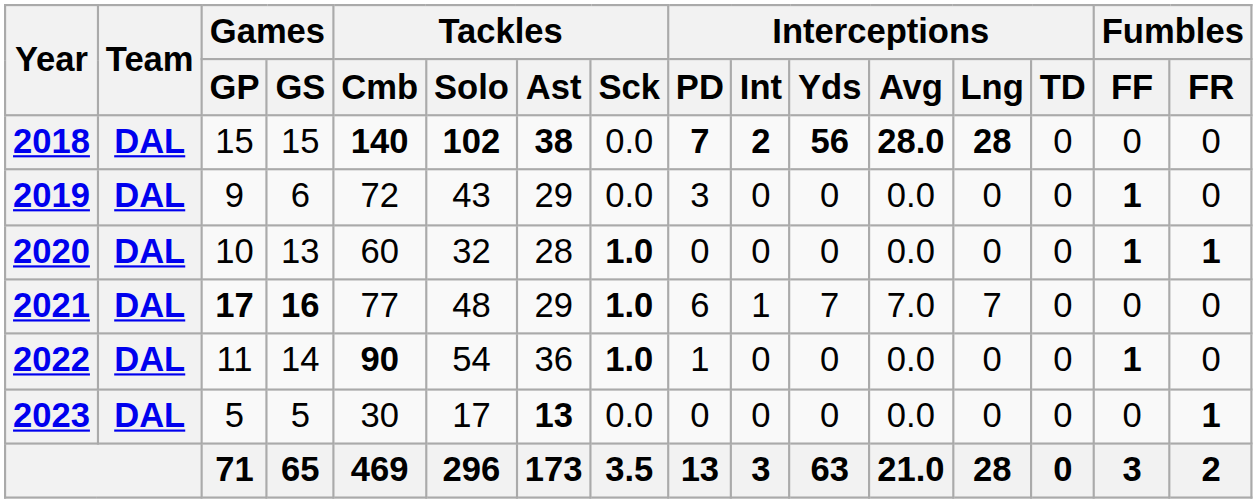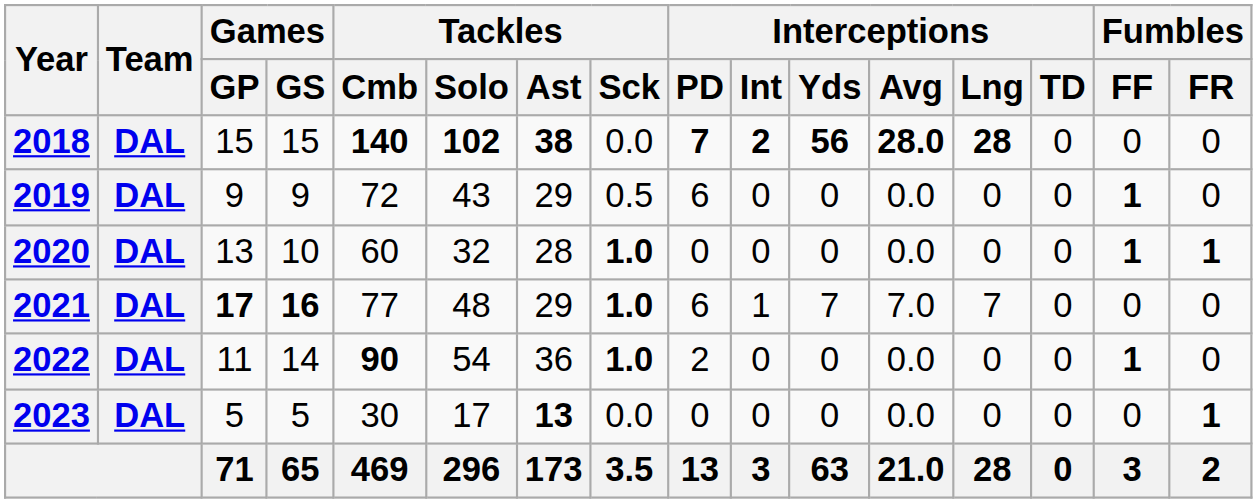(300, 196) 6 -> (300, 196) 9
(629, 196) 0.0 -> (629, 196) 0.5
(700, 196) 3 -> (700, 196) 6
(234, 251) 10 -> (234, 251) 13
(300, 251) 13 -> (300, 251) 10
(700, 360) 1 -> (700, 360) 2
